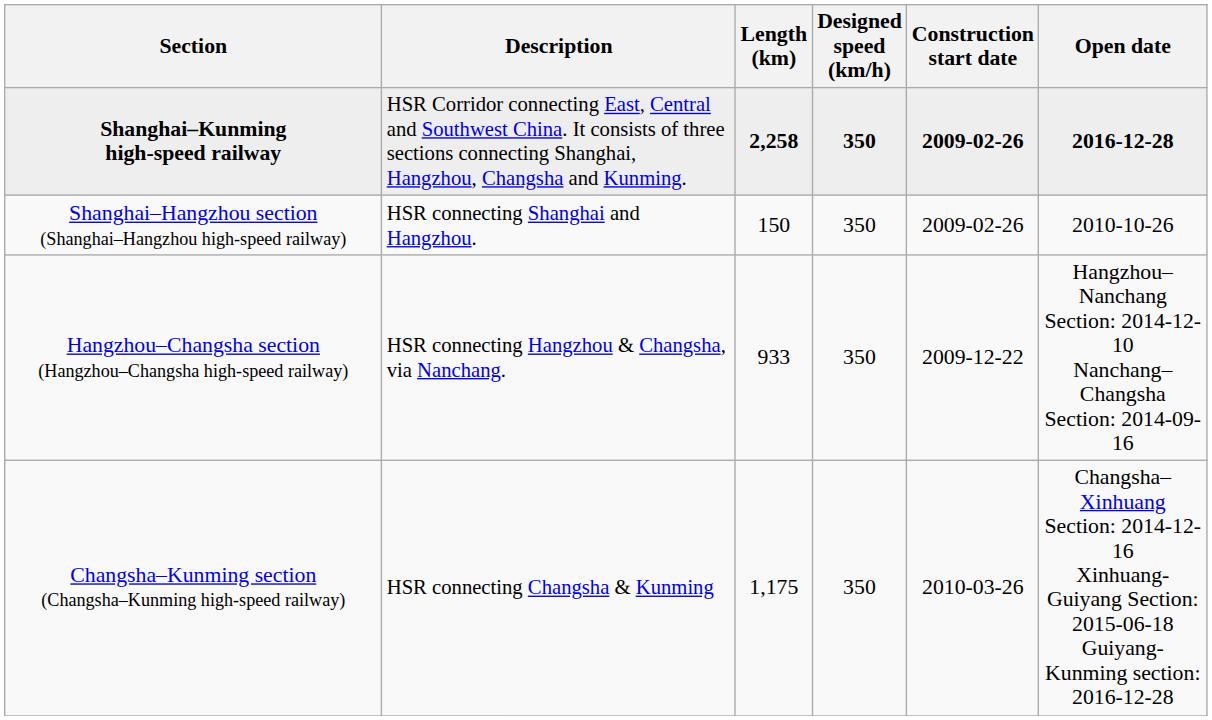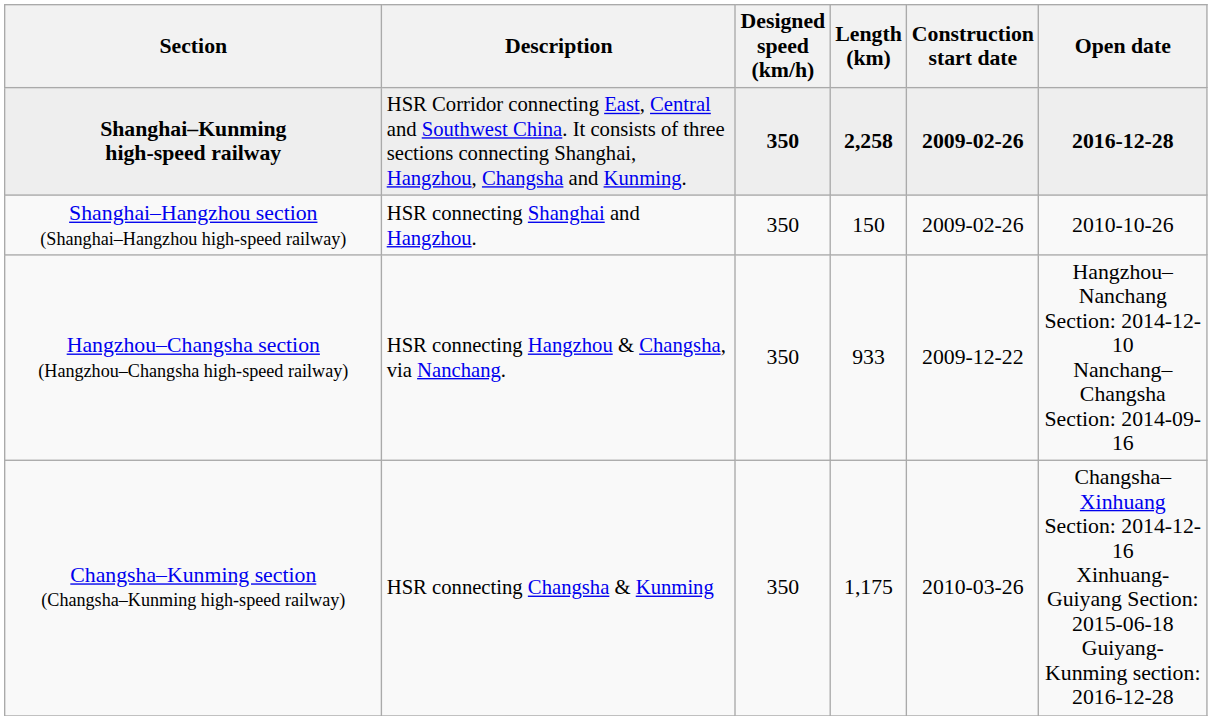columns swapped: (859, 46) <-> (774, 46)
